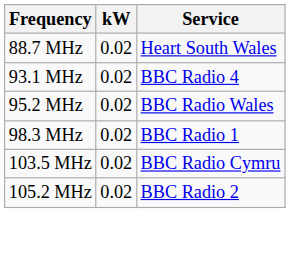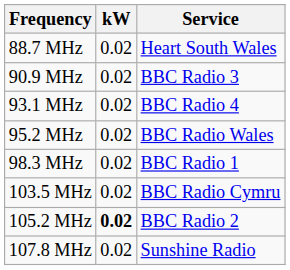+ row: (46, 76)
(116, 192) normal -> (116, 221) bold
+ row: (50, 250)
